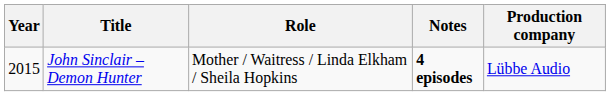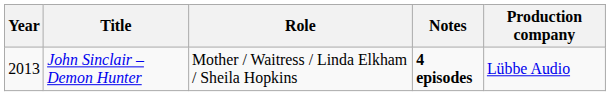(24, 68) 2015 -> (24, 68) 2013
